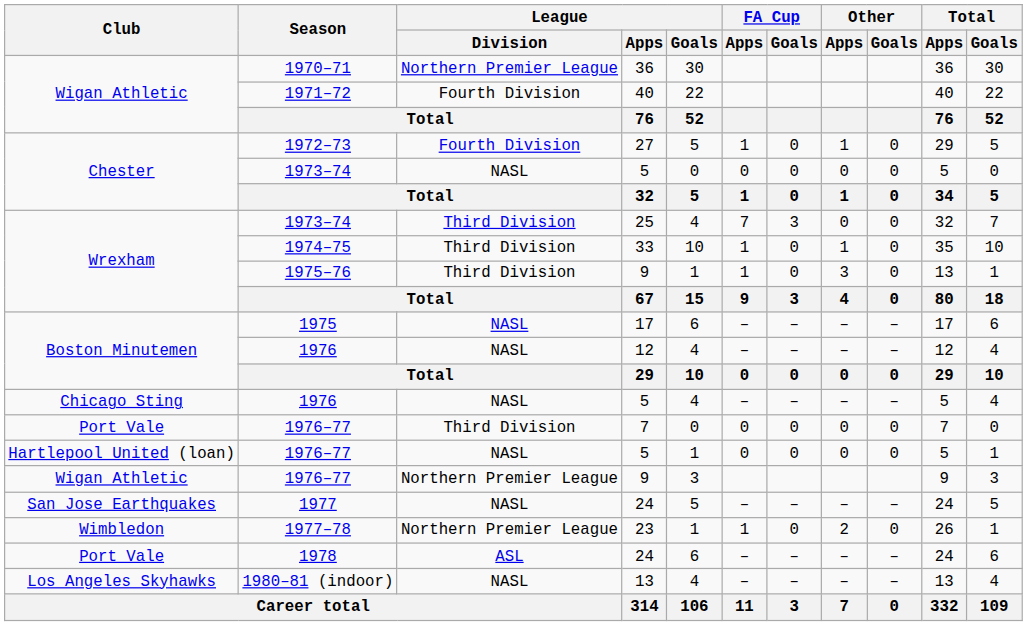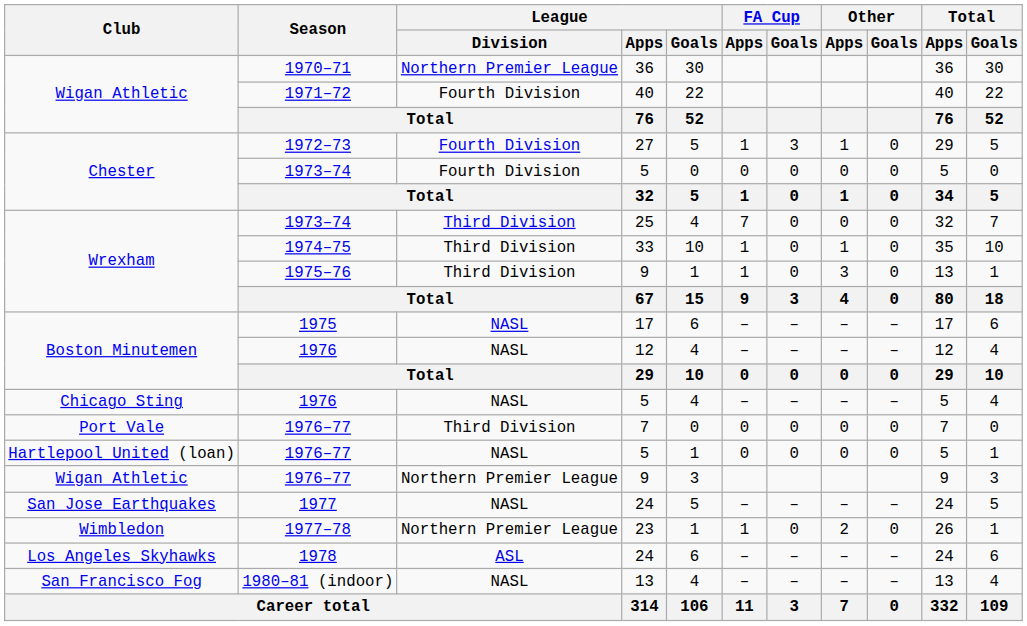(794, 146) 0 -> (794, 146) 3
(509, 171) NASL -> (509, 171) Fourth Division
(794, 223) 3 -> (794, 223) 0
(122, 556) Port Vale -> (122, 556) Los Angeles Skyhawks
(122, 581) Los Angeles Skyhawks -> (122, 581) San Francisco Fog
